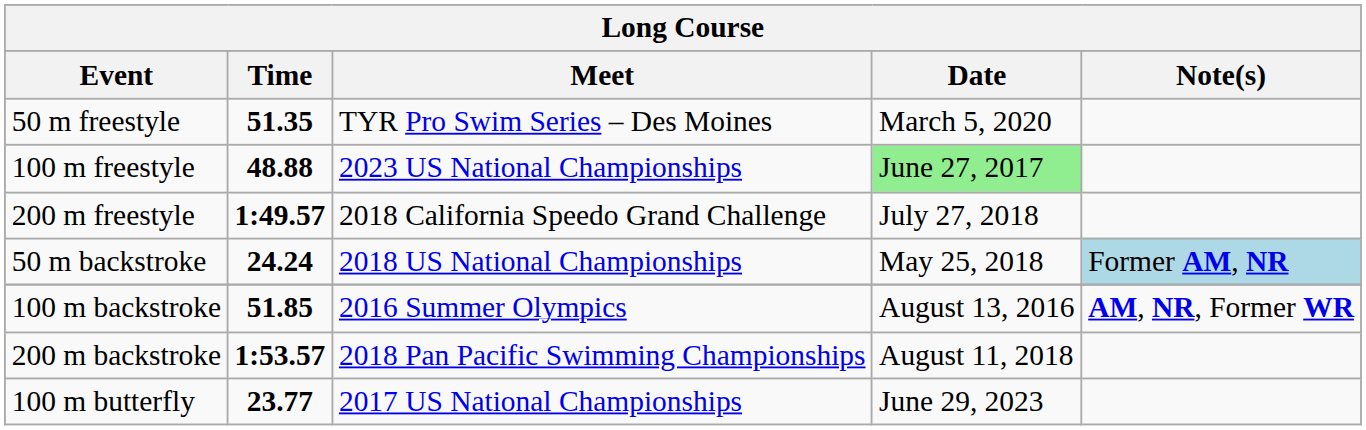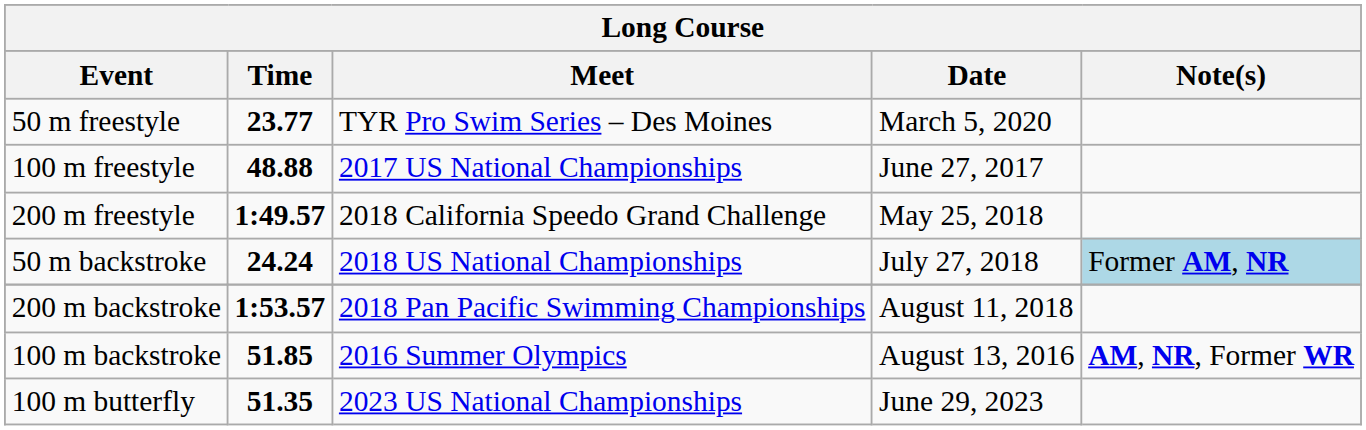(280, 121) 51.35 -> (280, 121) 23.77
(540, 167) 2023 US National Championships -> (540, 167) 2017 US National Championships
(961, 167) lightgreen background -> (961, 167) no background
(959, 214) July 27, 2018 -> (961, 214) May 25, 2018
(961, 261) May 25, 2018 -> (959, 261) July 27, 2018
rows swapped: (116, 307) <-> (116, 354)
(280, 401) 23.77 -> (280, 401) 51.35
(540, 401) 2017 US National Championships -> (540, 401) 2023 US National Championships
